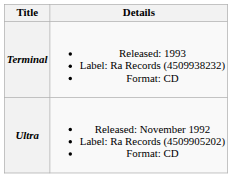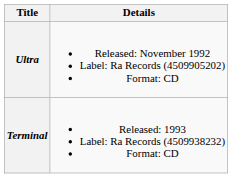rows swapped: (27, 135) <-> (27, 59)
